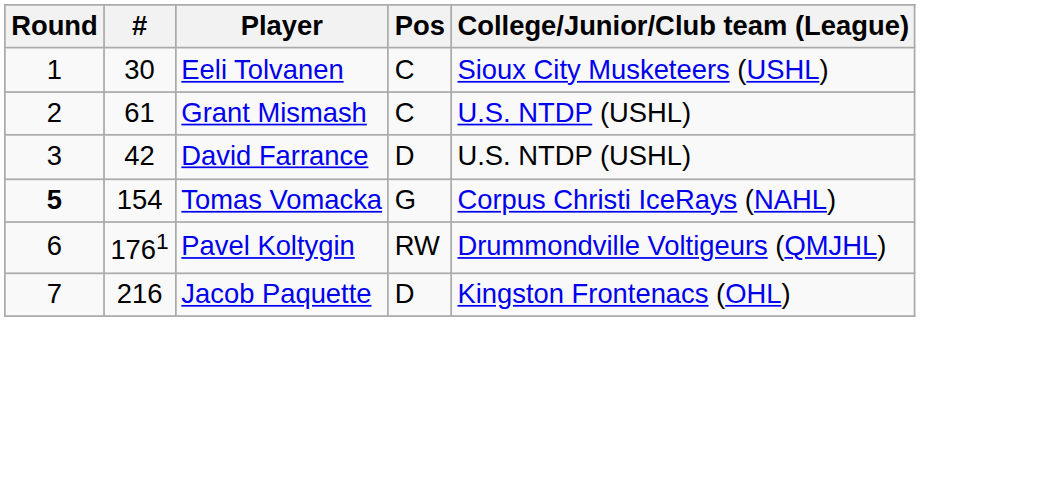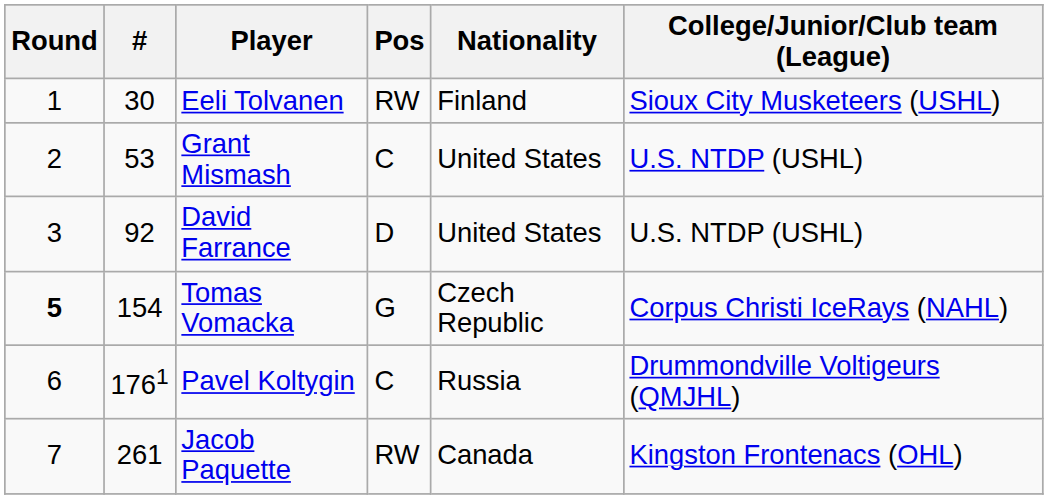+ column: (527, 41)
(405, 69) C -> (397, 100) RW
(140, 112) 61 -> (140, 159) 53
(140, 156) 42 -> (140, 233) 92
(417, 246) RW -> (384, 381) C
(140, 293) 216 -> (140, 455) 261
(405, 293) D -> (397, 455) RW
